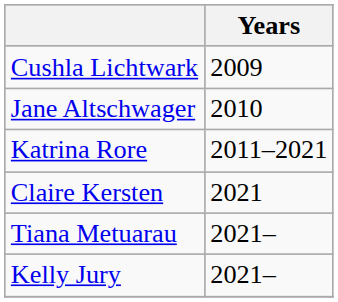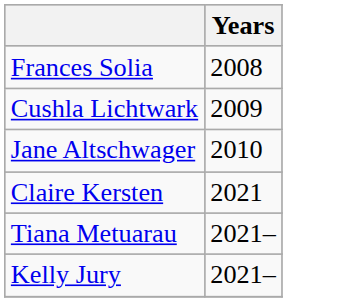+ row: (82, 66)
- row: (79, 150)
